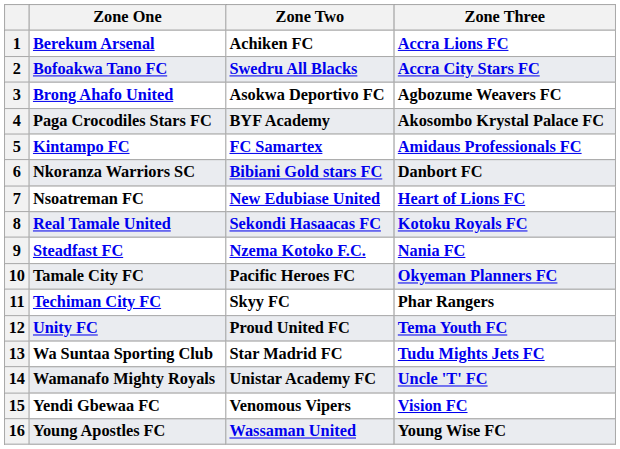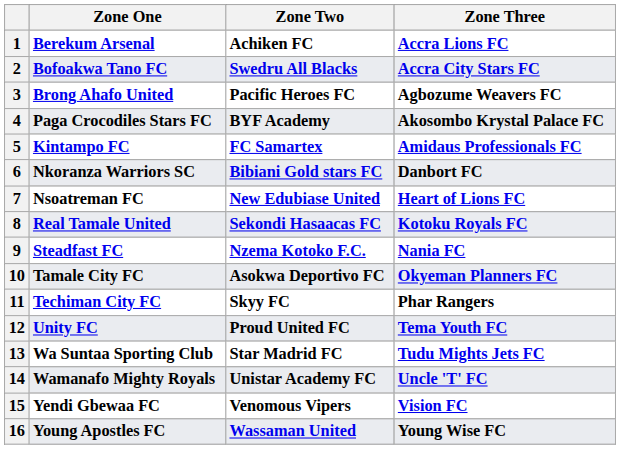(307, 95) Asokwa Deportivo FC -> (292, 95) Pacific Heroes FC
(292, 276) Pacific Heroes FC -> (307, 276) Asokwa Deportivo FC
